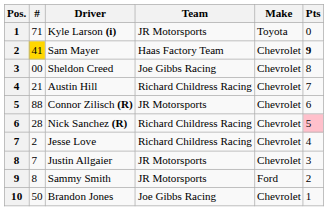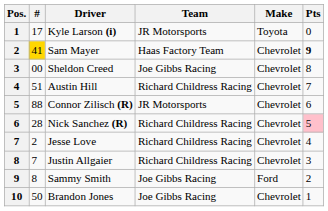(37, 32) 71 -> (37, 32) 17
(37, 87) 21 -> (37, 87) 51
(172, 160) JR Motorsports -> (195, 160) Richard Childress Racing
(172, 178) JR Motorsports -> (177, 178) Joe Gibbs Racing
